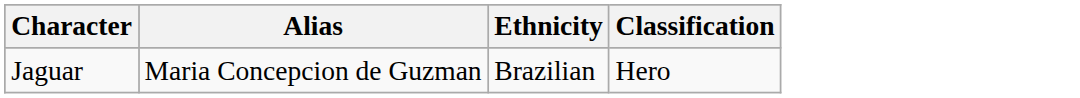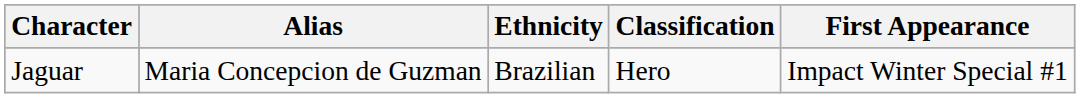+ column: (927, 26)
